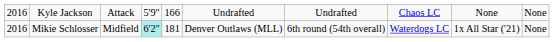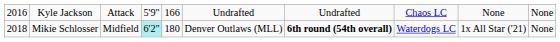(17, 28) 2016 -> (17, 28) 2018
(172, 28) 181 -> (172, 28) 180
(336, 28) normal -> (339, 28) bold
